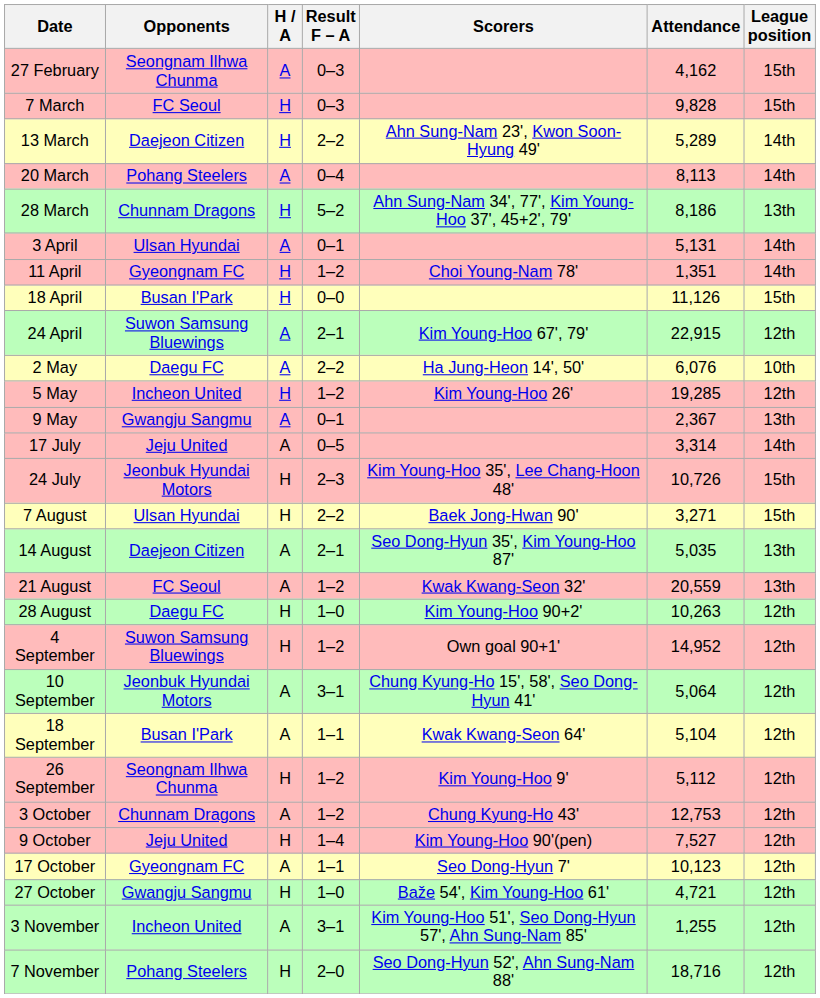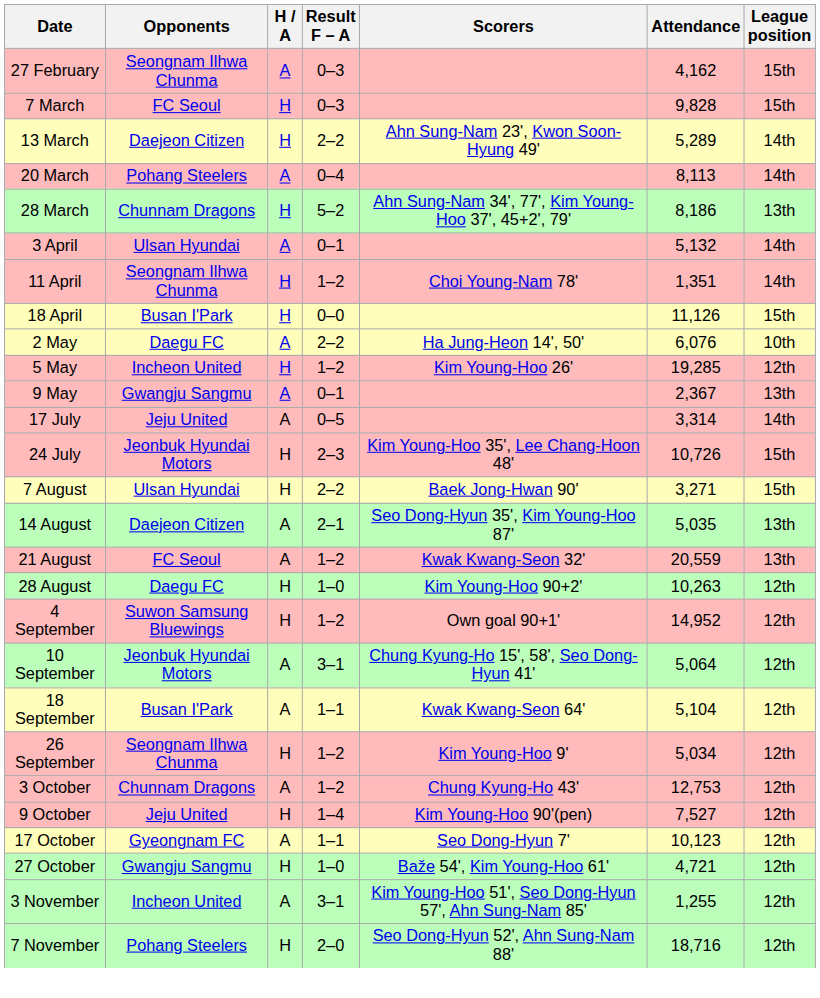(696, 246) 5,131 -> (696, 246) 5,132
(187, 272) Gyeongnam FC -> (187, 281) Seongnam Ilhwa Chunma
- row: (55, 333)
(696, 779) 5,112 -> (696, 753) 5,034
